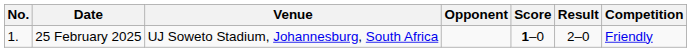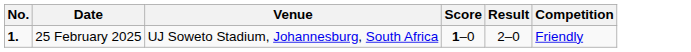- column: (476, 15)
(13, 36) normal -> (13, 36) bold
